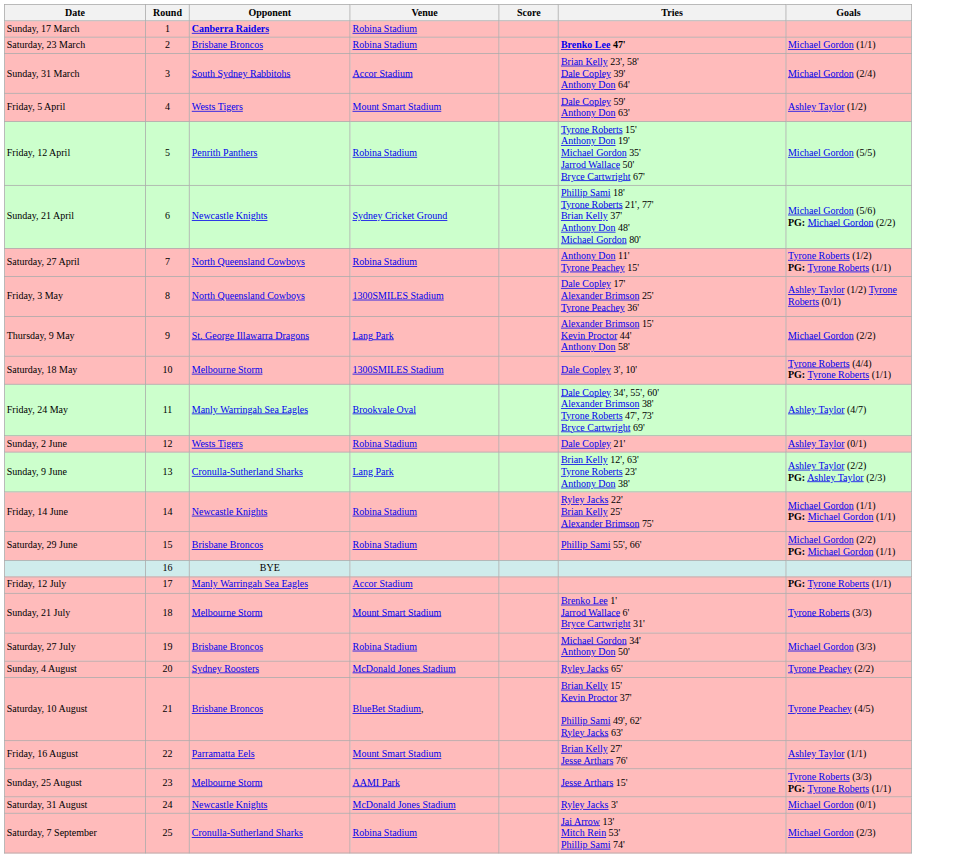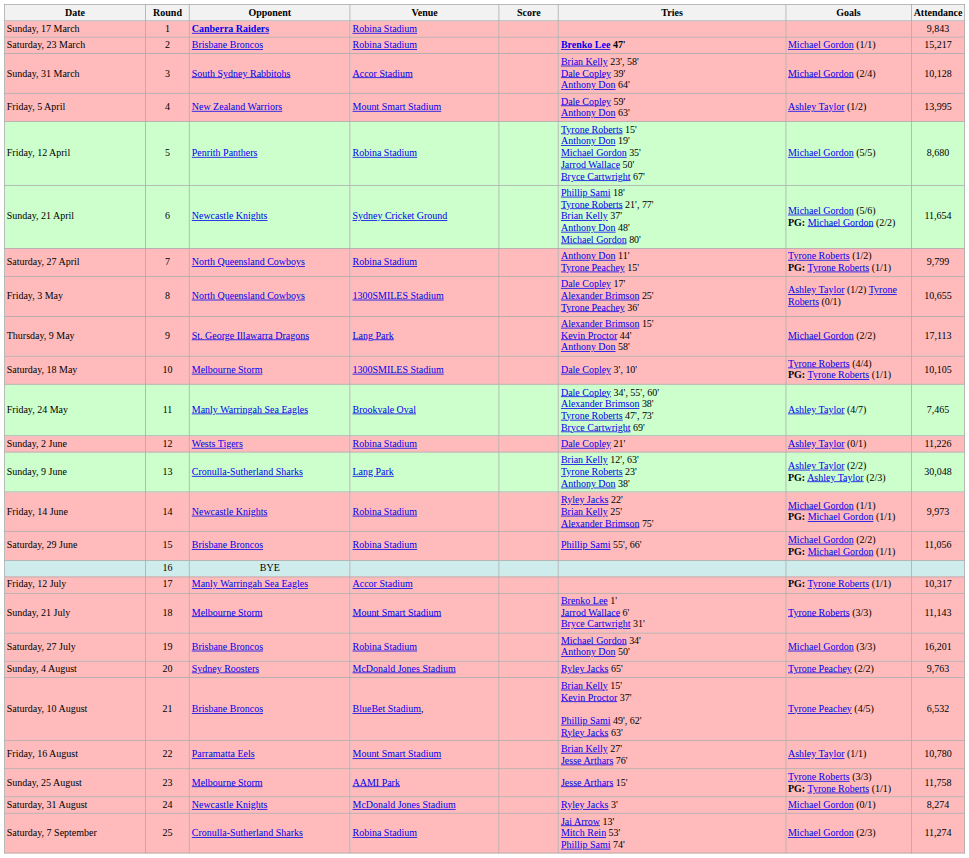+ column: (938, 12)
(217, 107) Wests Tigers -> (237, 107) New Zealand Warriors
